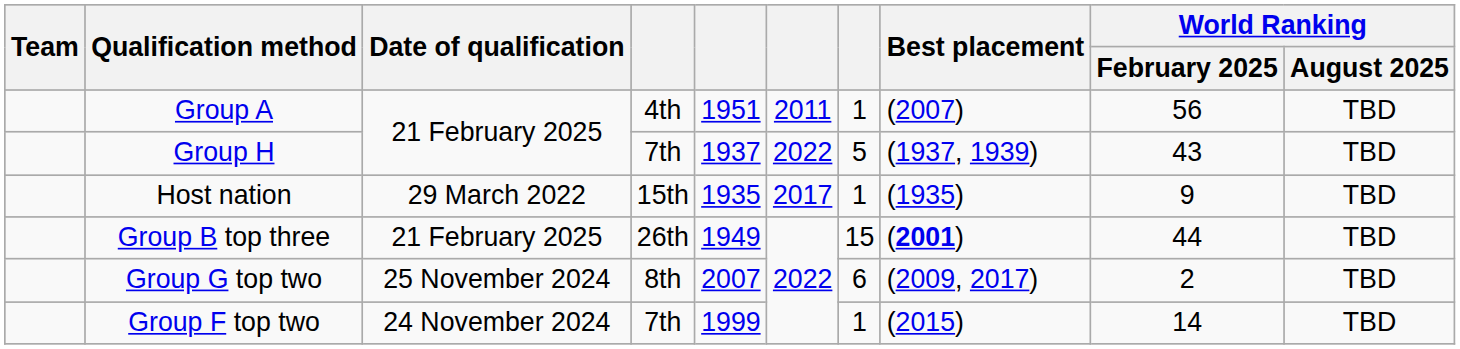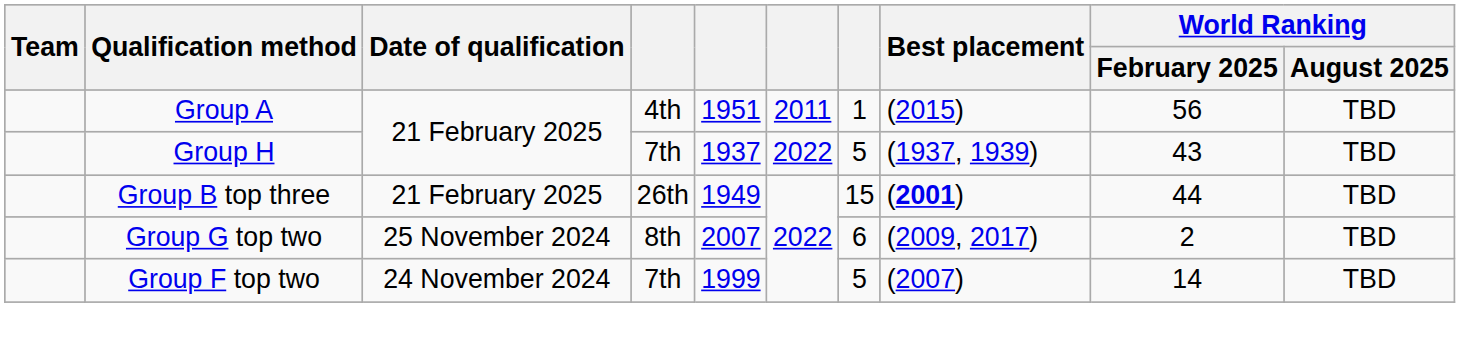(925, 110) (2007) -> (925, 110) (2015)
- row: (224, 195)
(860, 322) 1 -> (860, 279) 5
(925, 322) (2015) -> (925, 279) (2007)
